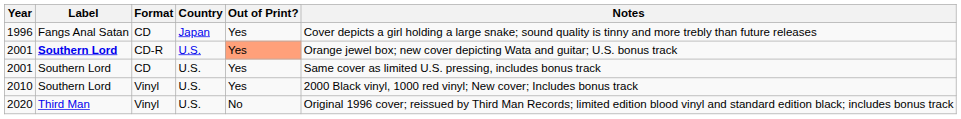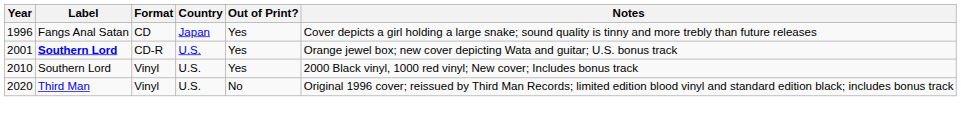(237, 50) lightsalmon background -> (237, 50) no background
- row: (20, 68)
